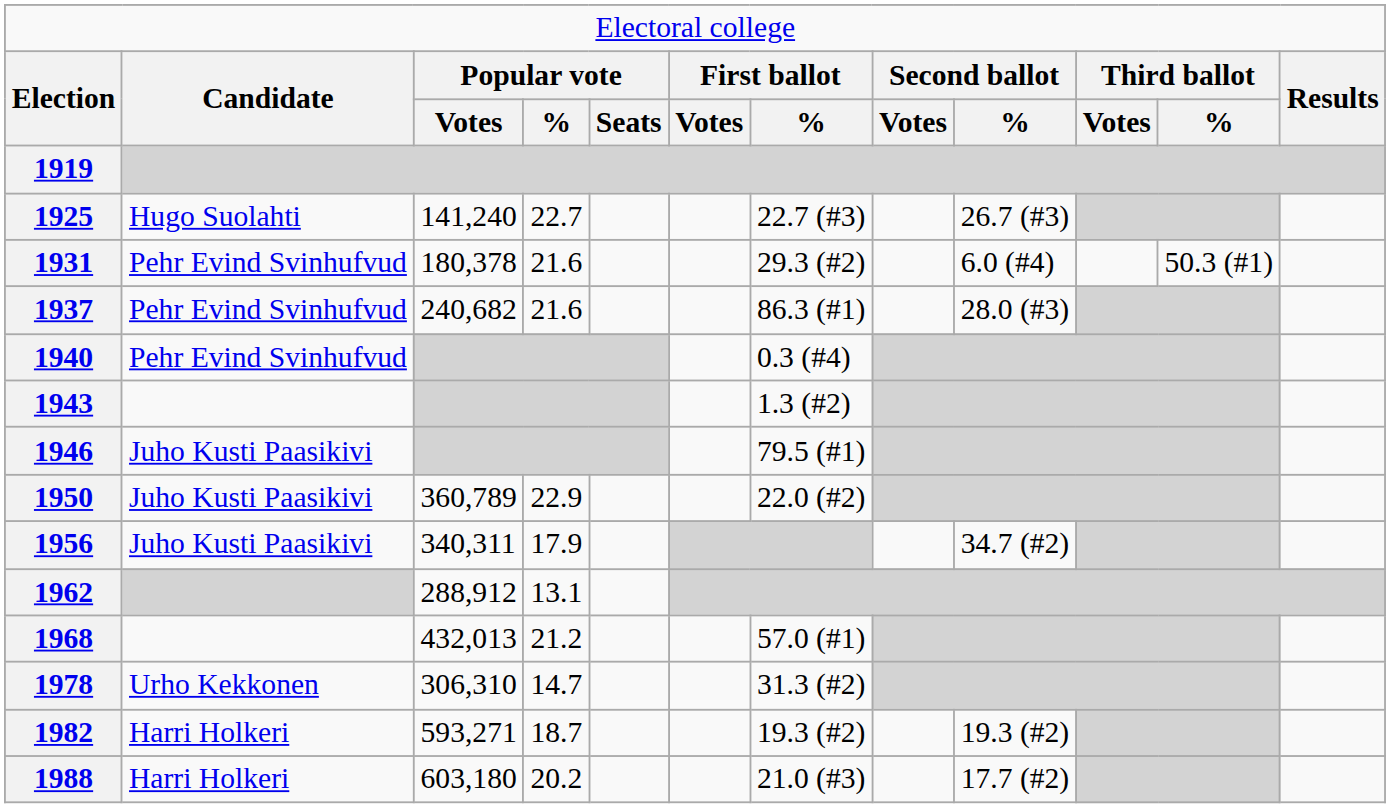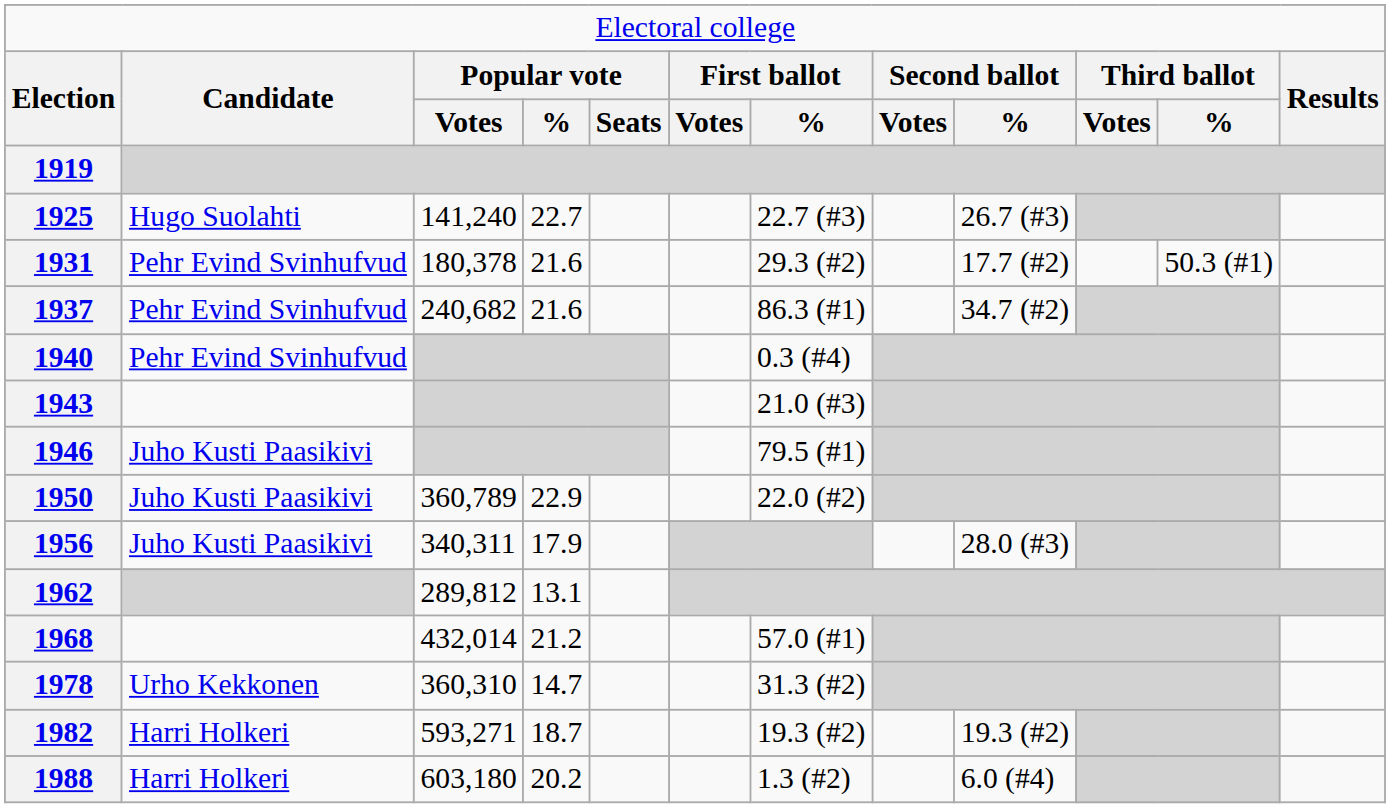(1008, 262) 6.0 (#4) -> (1015, 262) 17.7 (#2)
(1015, 309) 28.0 (#3) -> (1015, 309) 34.7 (#2)
(804, 403) 1.3 (#2) -> (811, 403) 21.0 (#3)
(1015, 544) 34.7 (#2) -> (1015, 544) 28.0 (#3)
(469, 591) 288,912 -> (469, 591) 289,812
(469, 638) 432,013 -> (469, 638) 432,014
(469, 685) 306,310 -> (469, 685) 360,310
(811, 779) 21.0 (#3) -> (804, 779) 1.3 (#2)
(1015, 779) 17.7 (#2) -> (1008, 779) 6.0 (#4)
